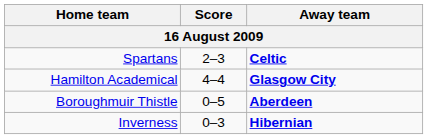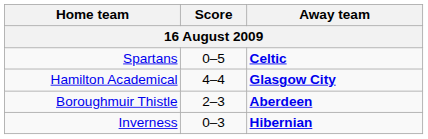(214, 58) 2–3 -> (214, 58) 0–5
(214, 101) 0–5 -> (214, 101) 2–3
